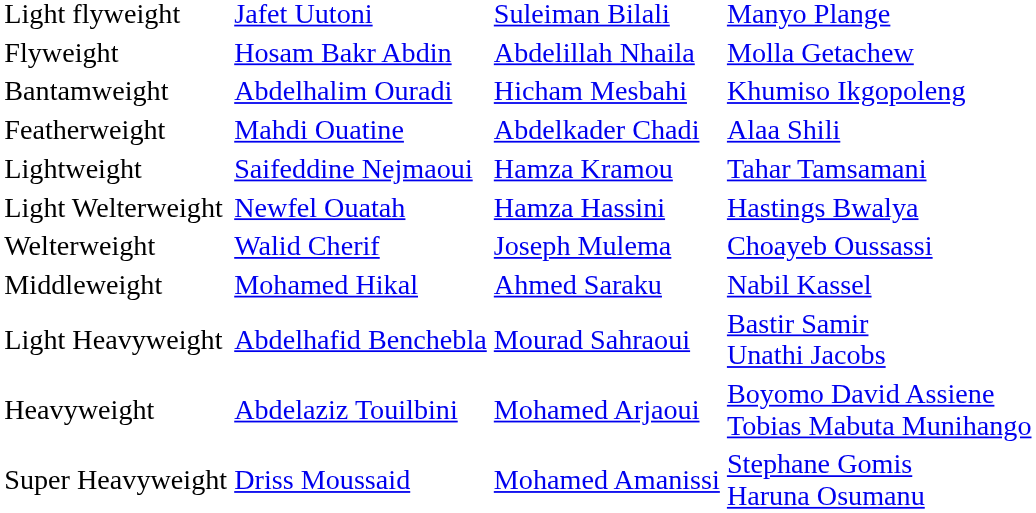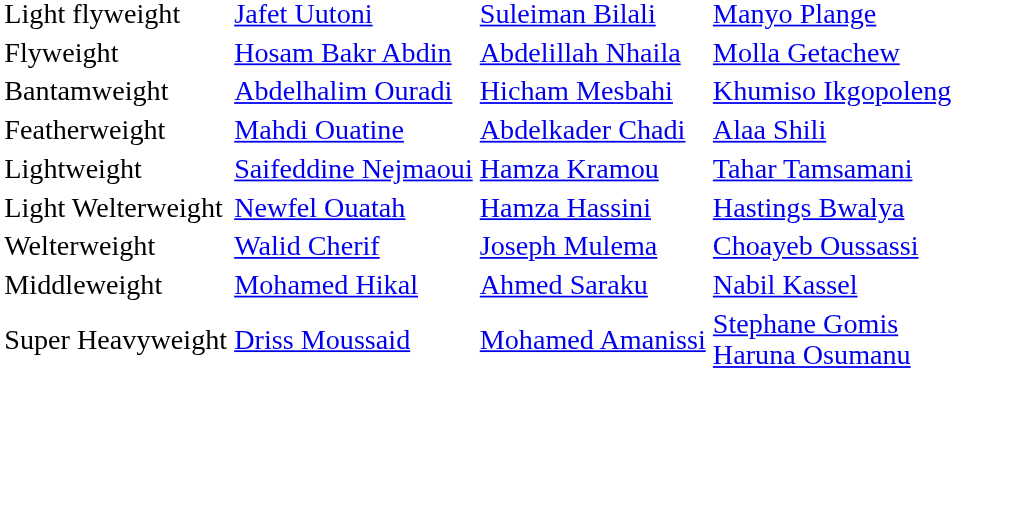- row: (113, 339)
- row: (79, 409)
